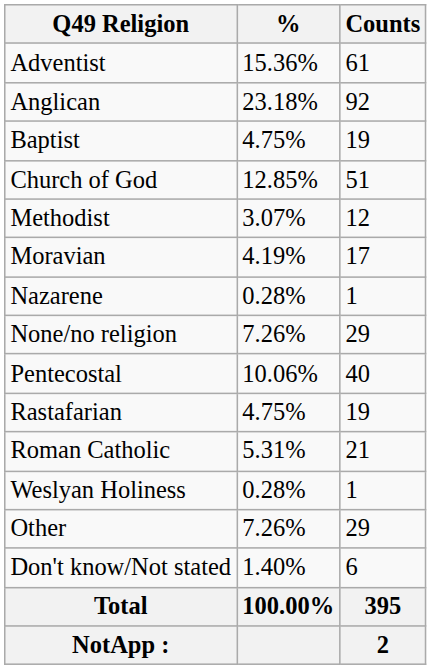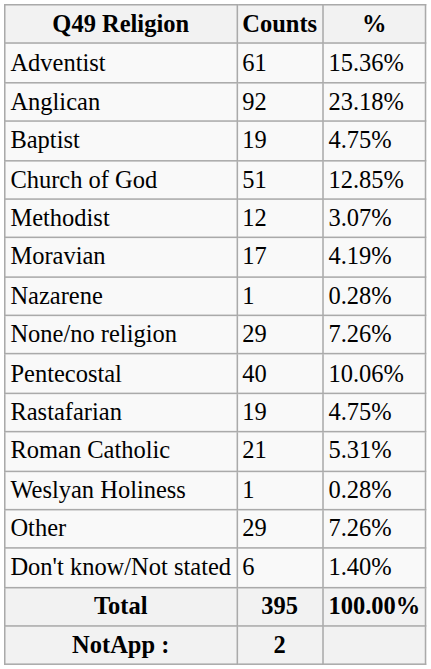columns swapped: (383, 23) <-> (288, 23)
